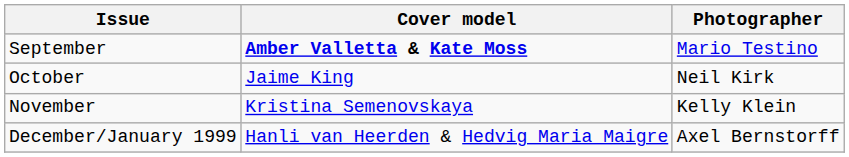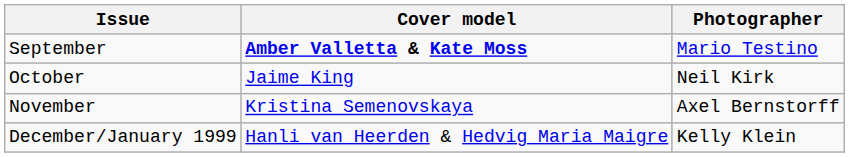(736, 108) Kelly Klein -> (758, 108) Axel Bernstorff
(758, 137) Axel Bernstorff -> (736, 137) Kelly Klein
